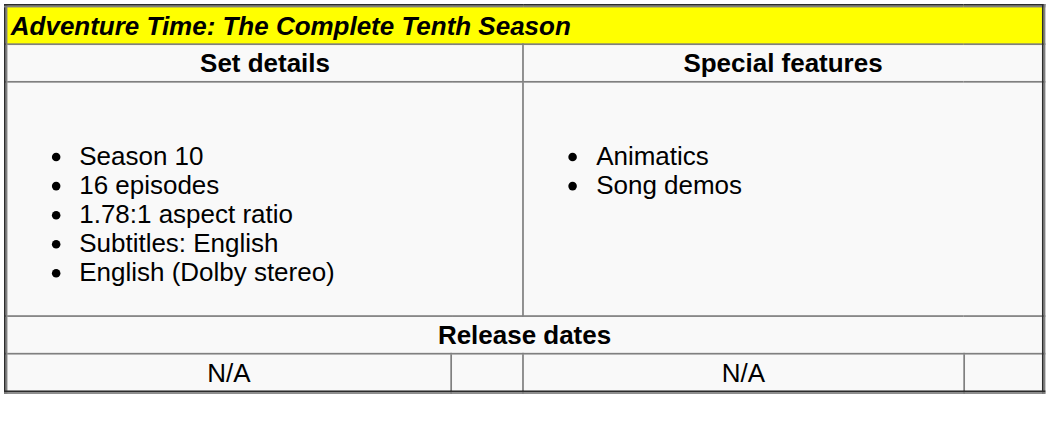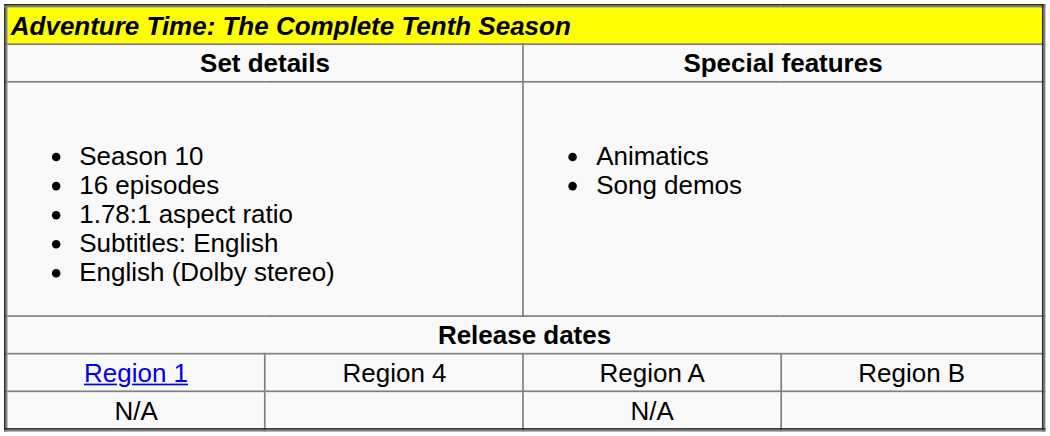+ row: (136, 373)
